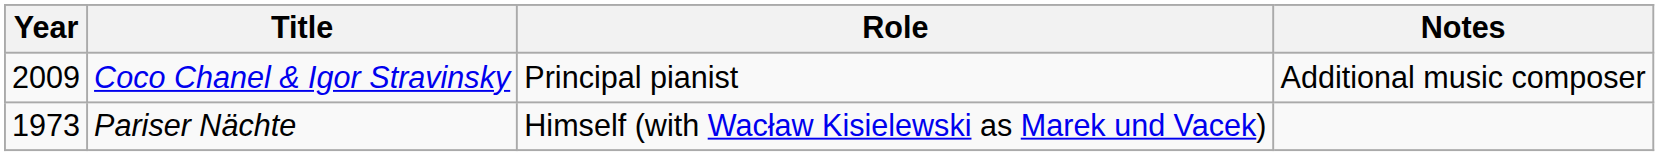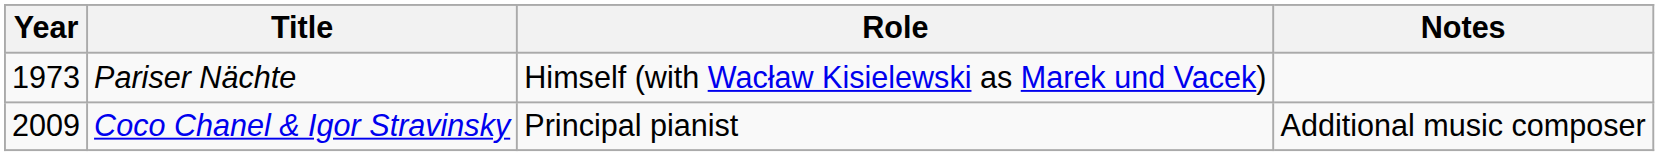rows swapped: (195, 125) <-> (302, 77)
